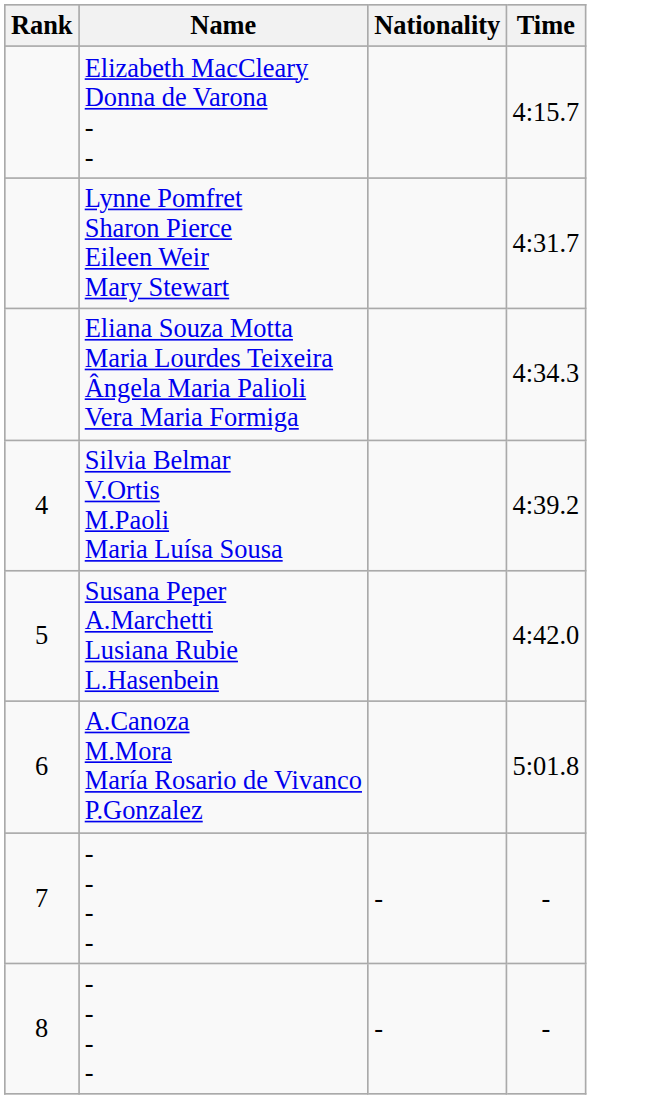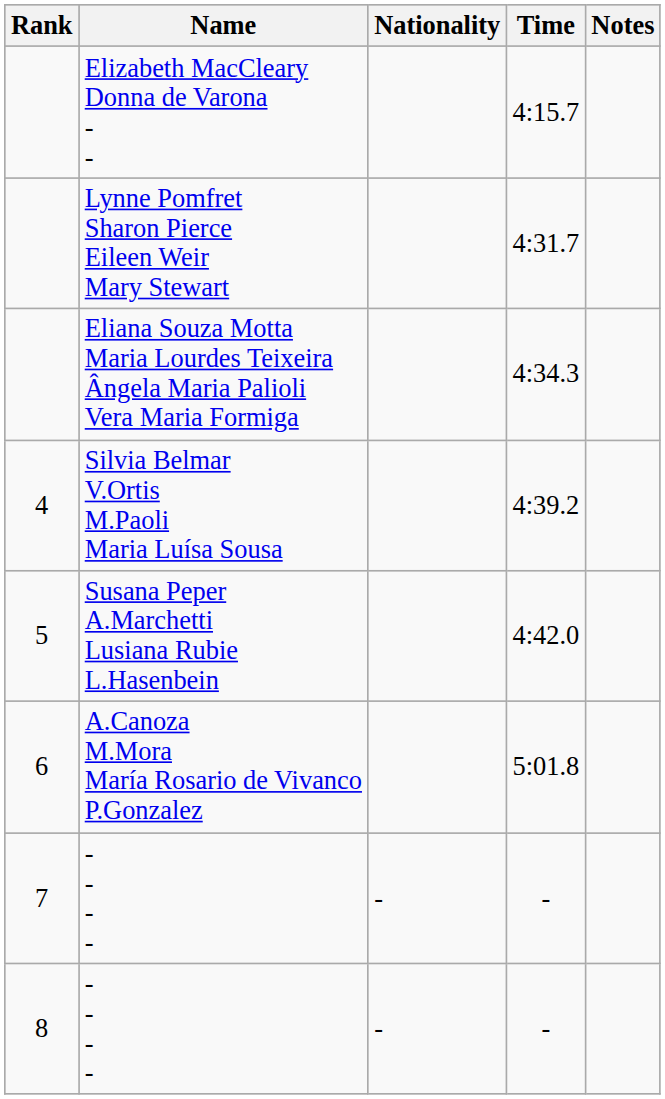+ column: (623, 25)
